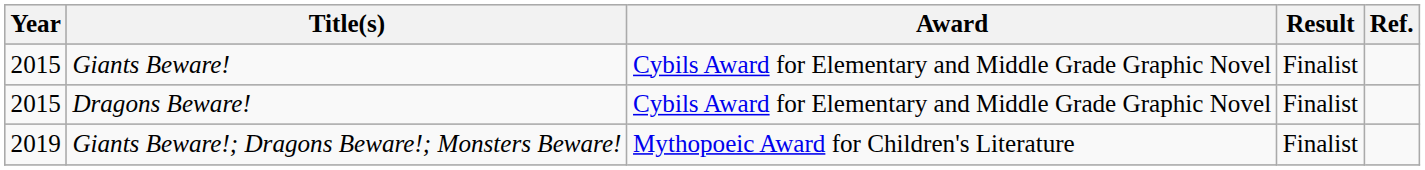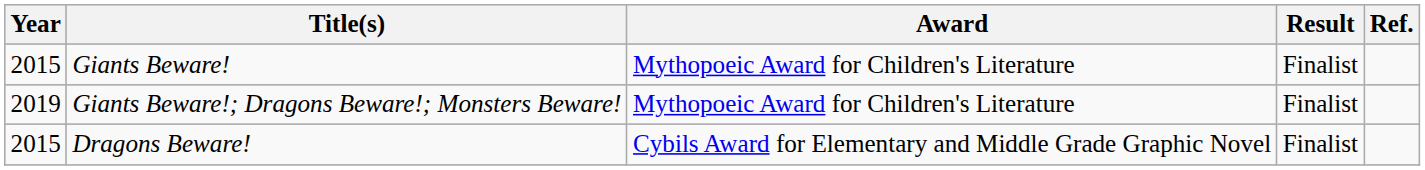(952, 64) Cybils Award for Elementary and Middle Grade Graphic Novel -> (854, 64) Mythopoeic Award for Children's Literature
rows swapped: (162, 104) <-> (347, 143)
